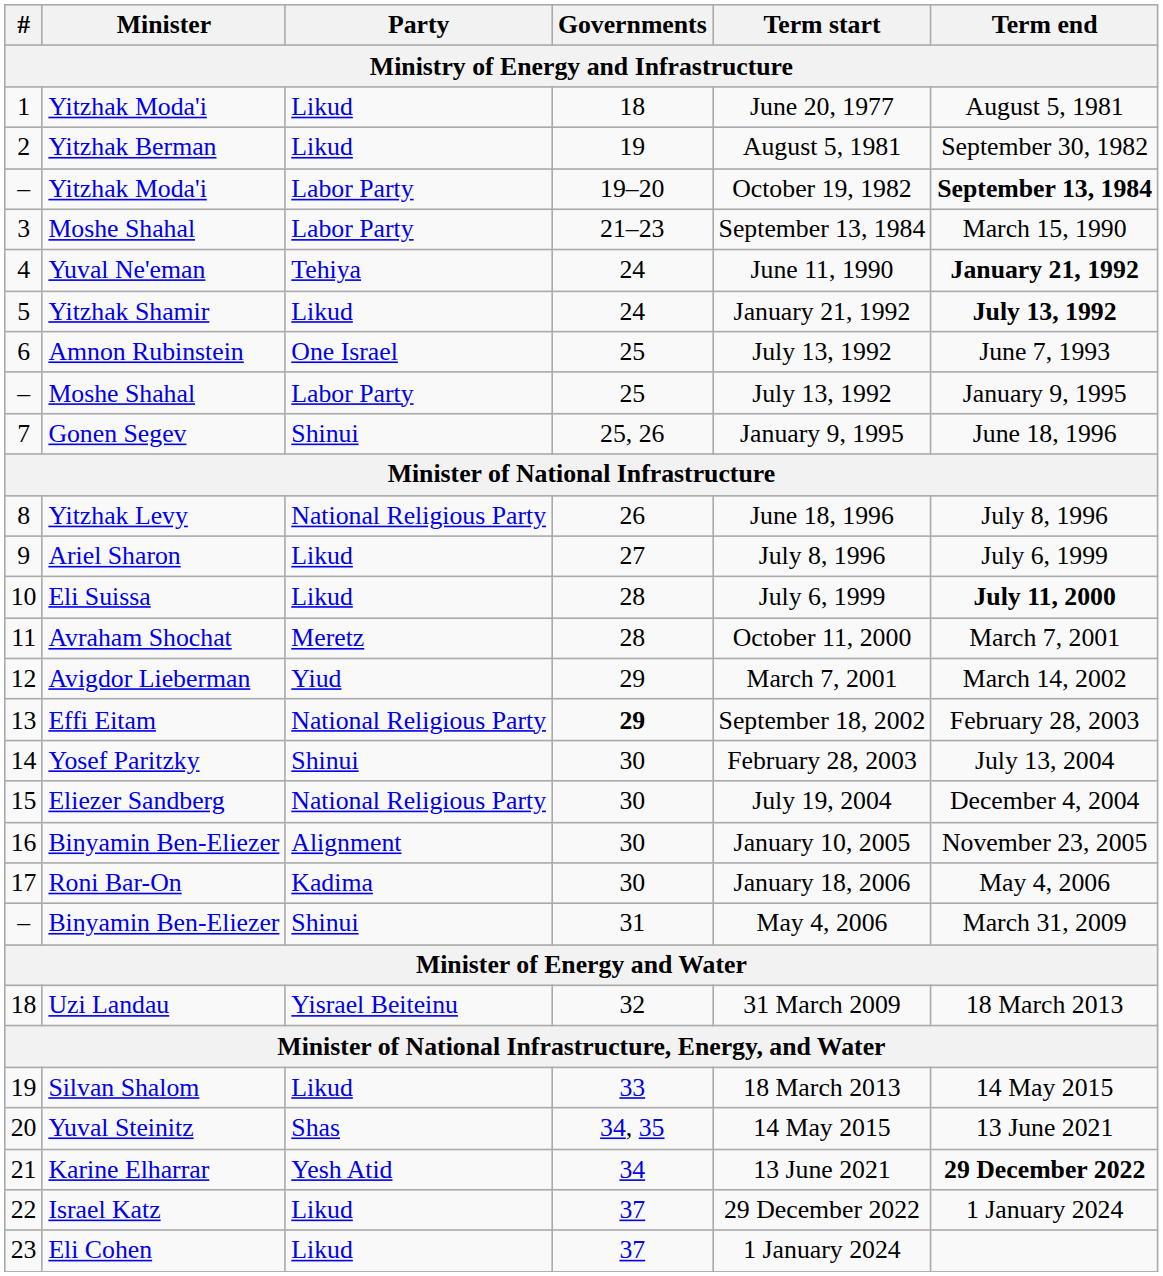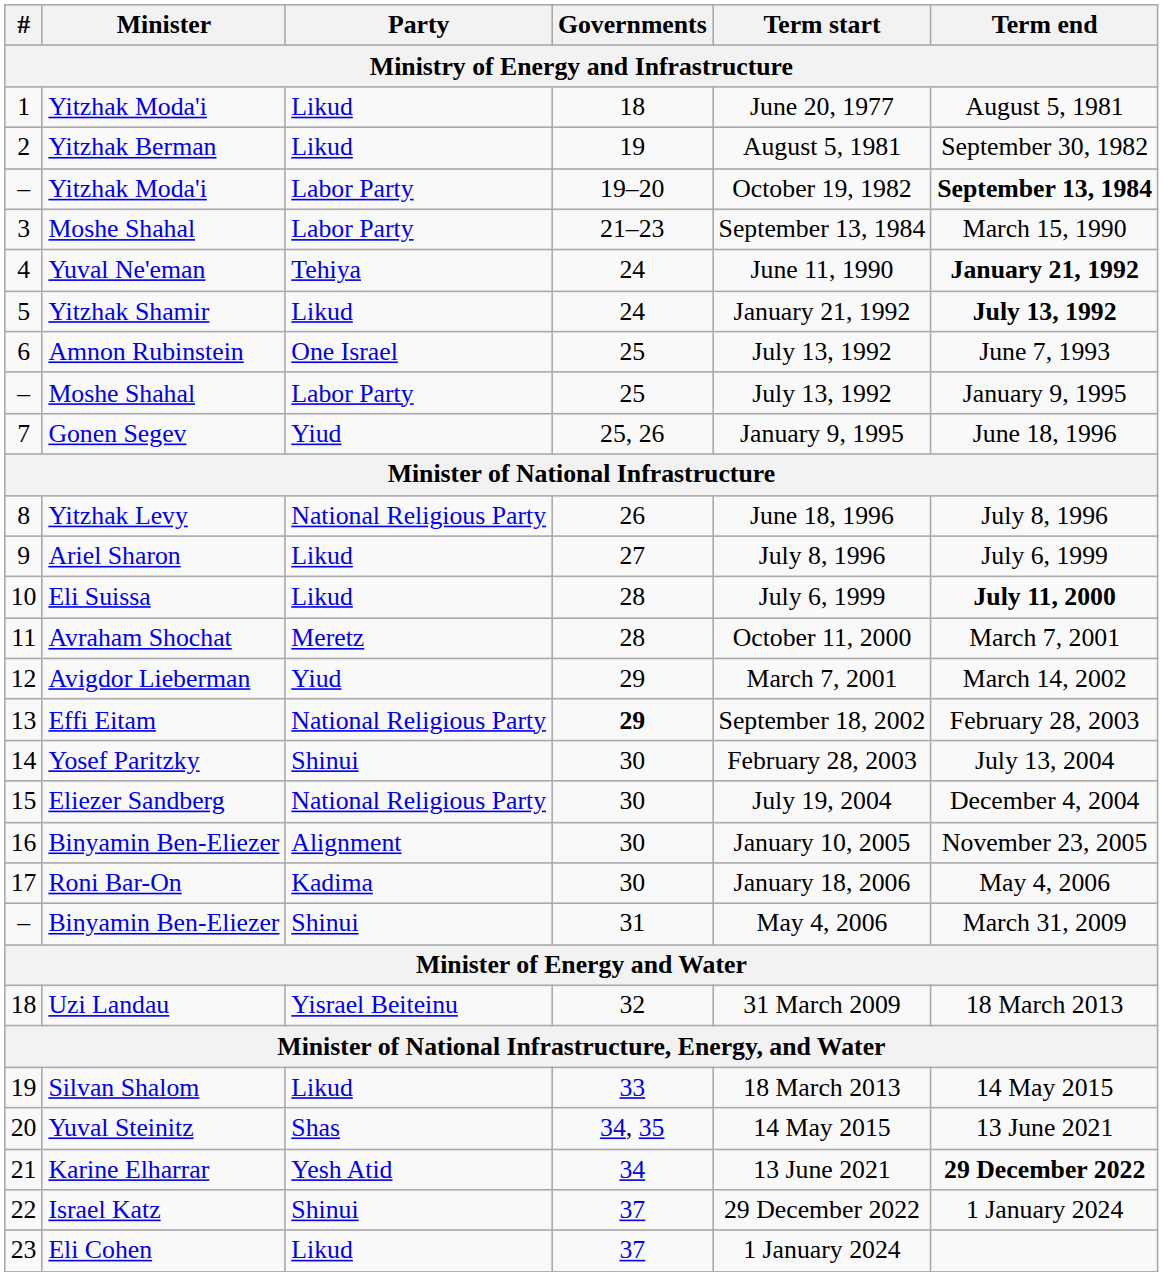(325, 433) Shinui -> (316, 433) Yiud
(322, 1209) Likud -> (325, 1209) Shinui
